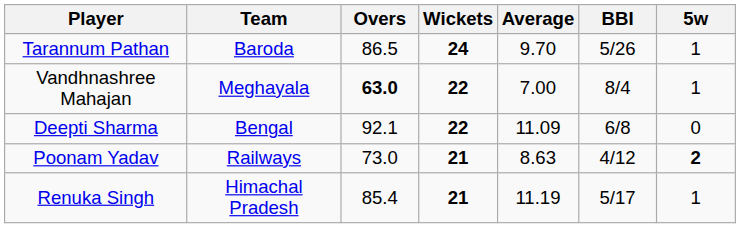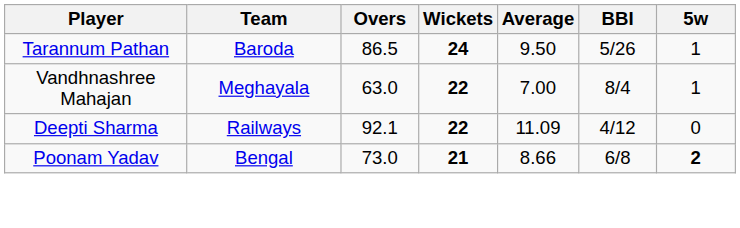(538, 48) 9.70 -> (538, 48) 9.50
(380, 88) bold -> (380, 88) normal
(264, 128) Bengal -> (264, 128) Railways
(618, 128) 6/8 -> (618, 128) 4/12
(264, 157) Railways -> (264, 157) Bengal
(538, 157) 8.63 -> (538, 157) 8.66
(618, 157) 4/12 -> (618, 157) 6/8
- row: (96, 197)
